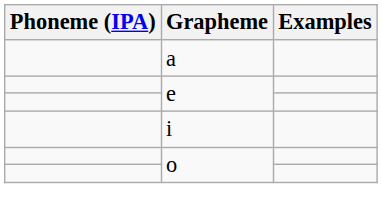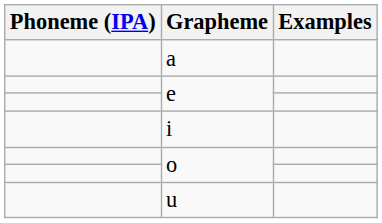+ row: (83, 200)
